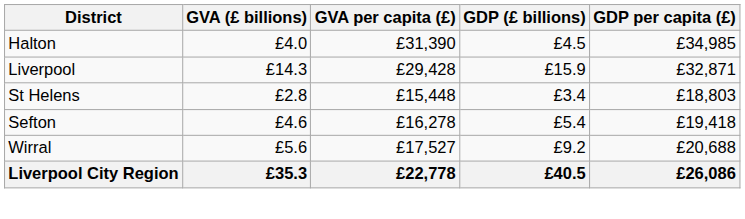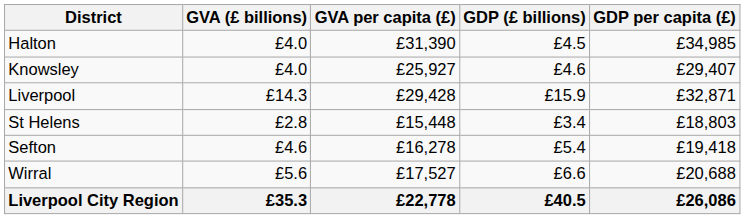+ row: (44, 69)
(570, 148) £9.2 -> (570, 174) £6.6
